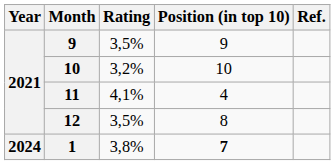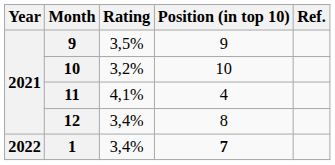(127, 120) 3,5% -> (127, 120) 3,4%
(25, 146) 2024 -> (25, 146) 2022
(127, 146) 3,8% -> (127, 146) 3,4%
